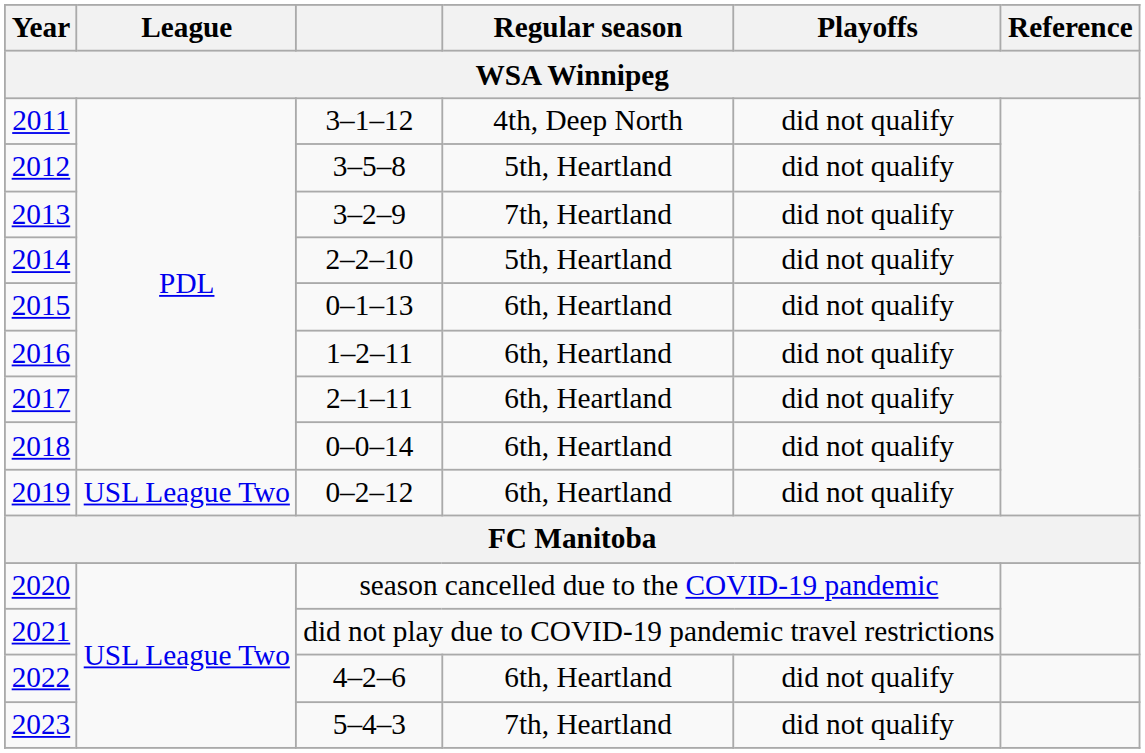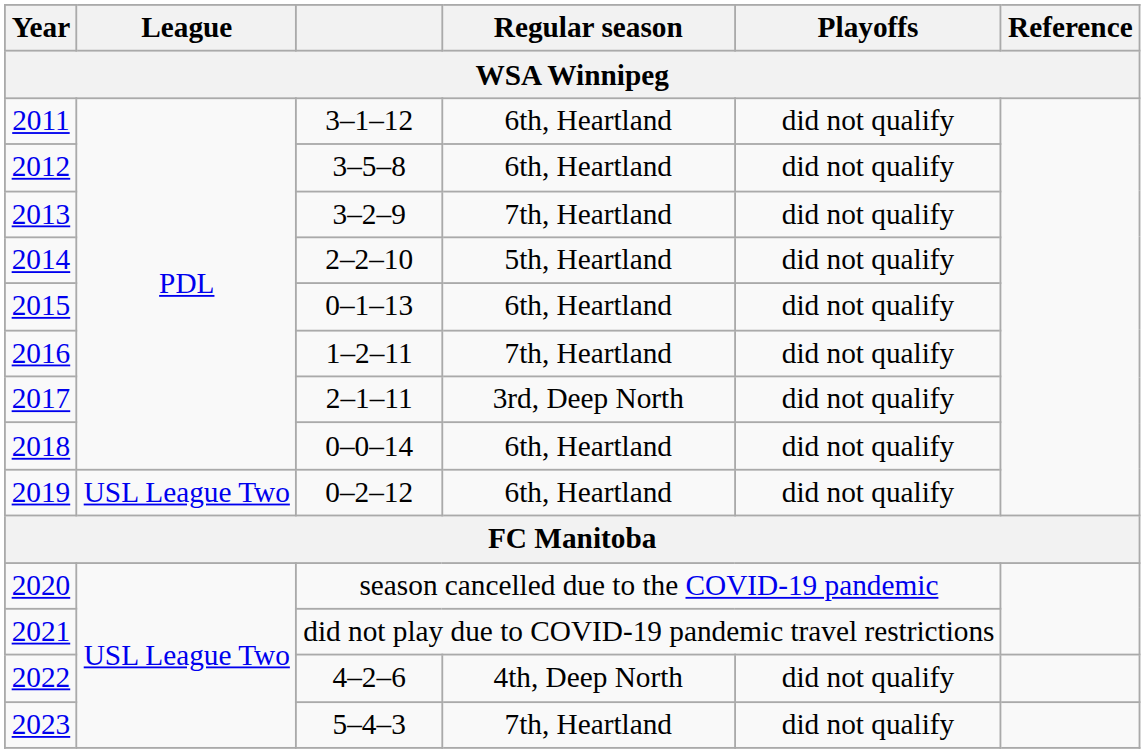(588, 120) 4th, Deep North -> (588, 120) 6th, Heartland
(588, 167) 5th, Heartland -> (588, 167) 6th, Heartland
(588, 352) 6th, Heartland -> (588, 352) 7th, Heartland
(588, 399) 6th, Heartland -> (588, 399) 3rd, Deep North
(588, 677) 6th, Heartland -> (588, 677) 4th, Deep North
